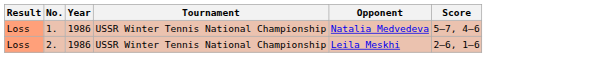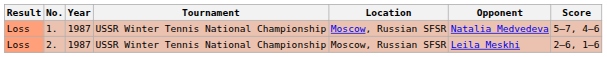+ column: (389, 12)
(79, 28) 1986 -> (79, 28) 1987
(79, 44) 1986 -> (79, 44) 1987
